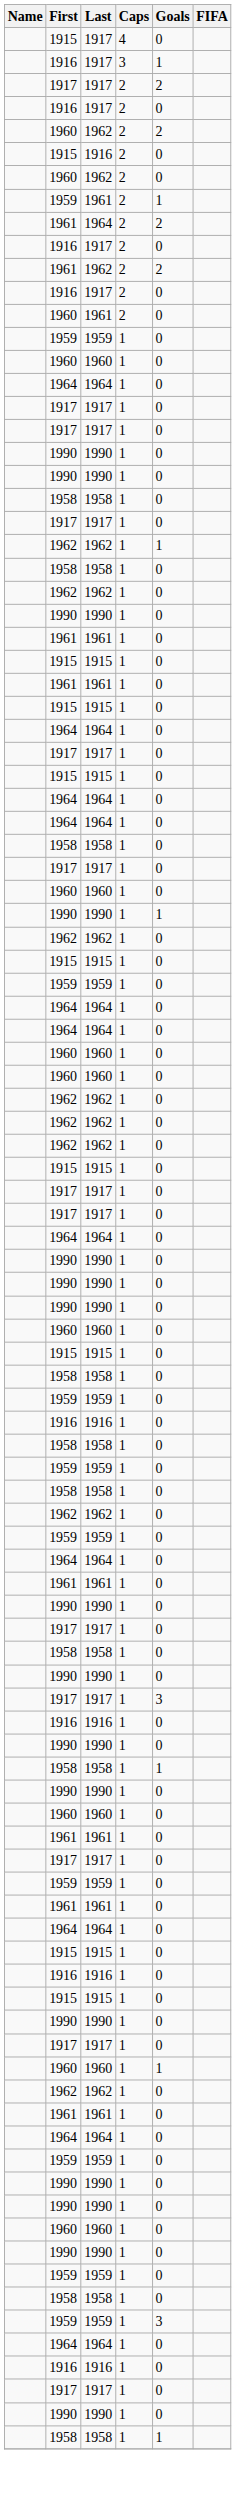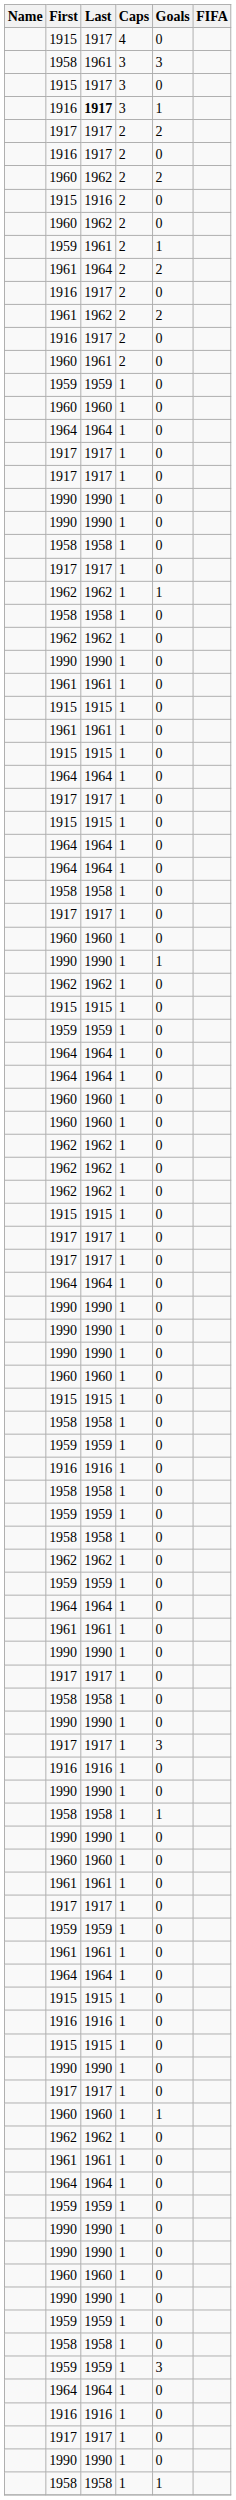+ row: (63, 62)
+ row: (63, 85)
(98, 62) normal -> (98, 108) bold
